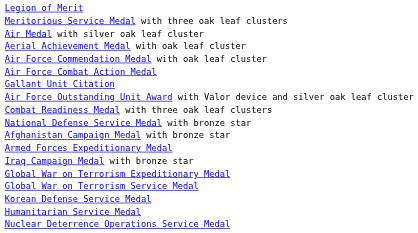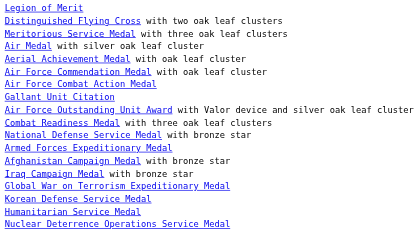+ row: (144, 21)
rows swapped: (89, 148) <-> (117, 135)
- row: (102, 186)
